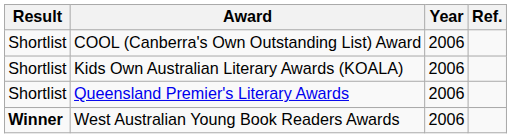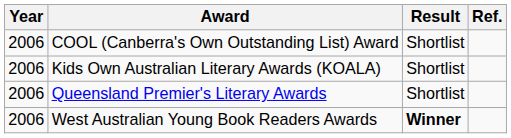columns swapped: (447, 17) <-> (37, 17)
